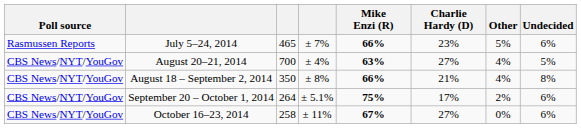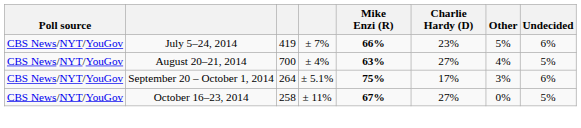(51, 43) Rasmussen Reports -> (65, 43) CBS News/NYT/YouGov
(287, 43) 465 -> (287, 43) 419
- row: (201, 79)
(503, 97) 2% -> (503, 79) 3%
(548, 114) 6% -> (548, 97) 5%
